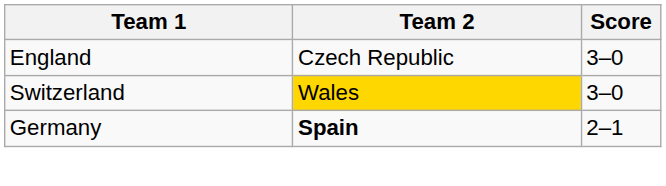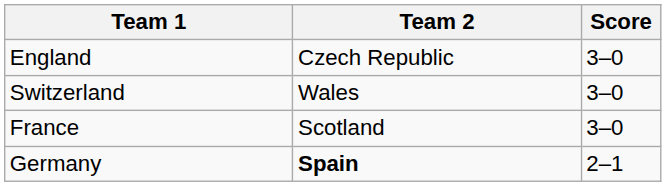(329, 92) gold background -> (329, 92) no background
+ row: (44, 127)
